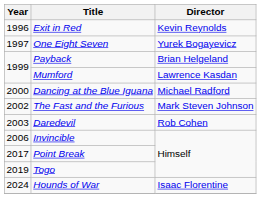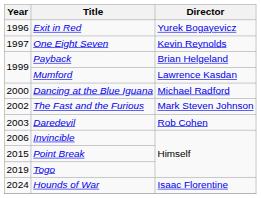(192, 28) Kevin Reynolds -> (197, 28) Yurek Bogayevicz
(197, 43) Yurek Bogayevicz -> (192, 43) Kevin Reynolds
(18, 153) 2017 -> (18, 153) 2015
